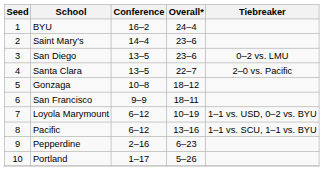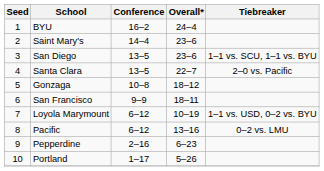(262, 56) 0–2 vs. LMU -> (262, 56) 1–1 vs. SCU, 1–1 vs. BYU
(262, 129) 1–1 vs. SCU, 1–1 vs. BYU -> (262, 129) 0–2 vs. LMU
